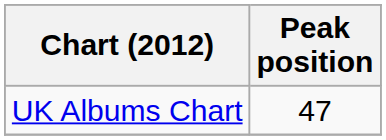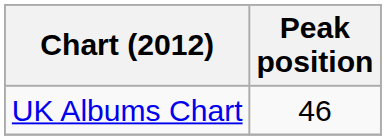(315, 109) 47 -> (315, 109) 46
